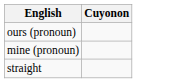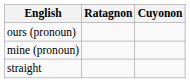+ column: (108, 13)
